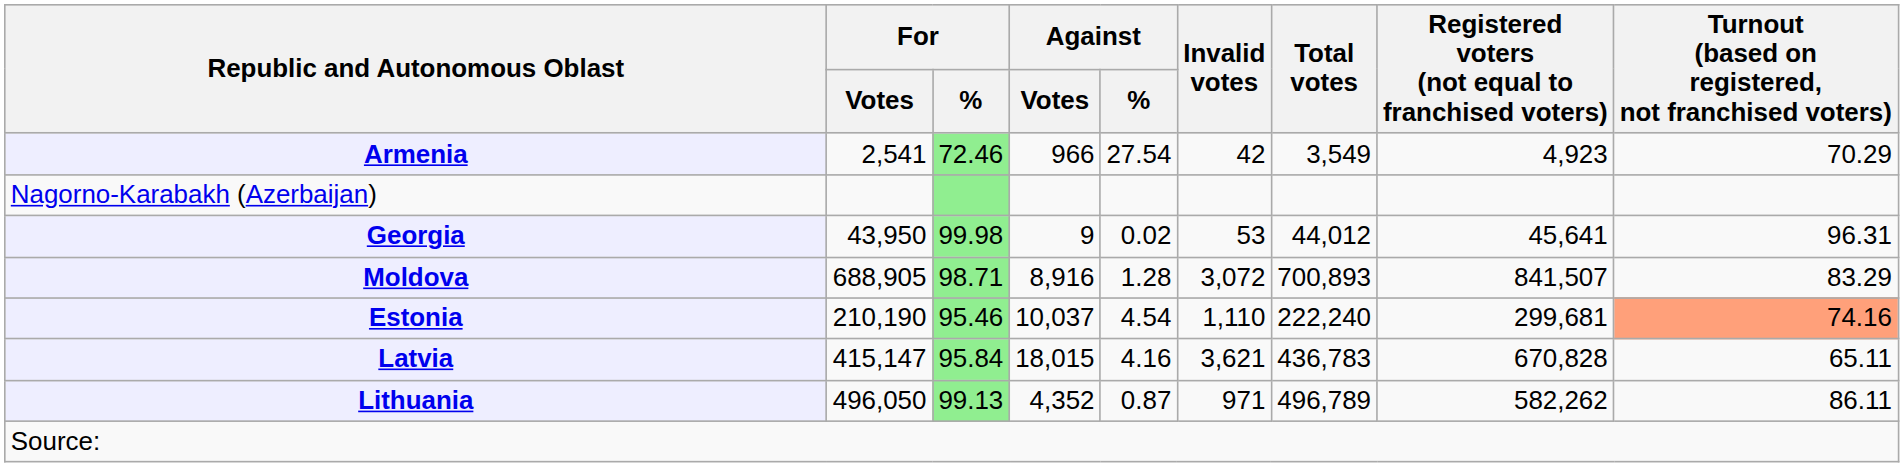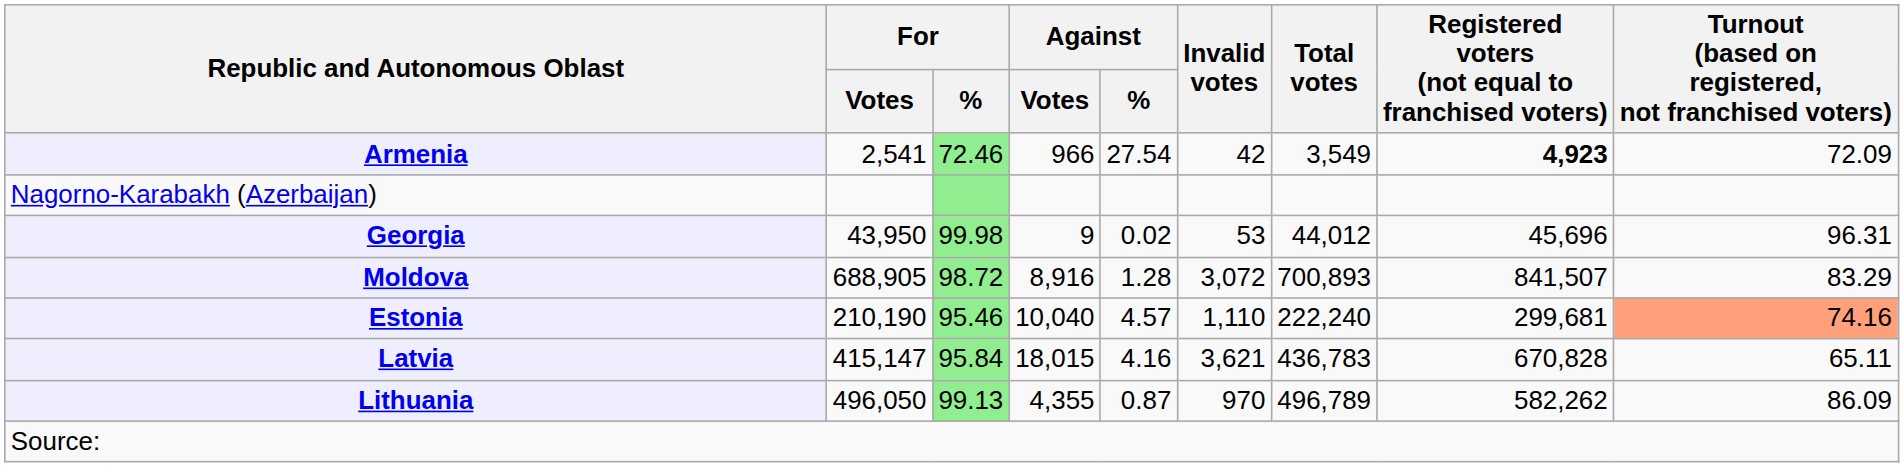(1575, 153) normal -> (1575, 153) bold
(1859, 153) 70.29 -> (1859, 153) 72.09
(1568, 235) 45,641 -> (1568, 235) 45,696
(971, 276) 98.71 -> (971, 276) 98.72
(1055, 318) 10,037 -> (1055, 318) 10,040
(1146, 318) 4.54 -> (1146, 318) 4.57
(1062, 400) 4,352 -> (1062, 400) 4,355
(1244, 400) 971 -> (1244, 400) 970
(1860, 400) 86.11 -> (1859, 400) 86.09
